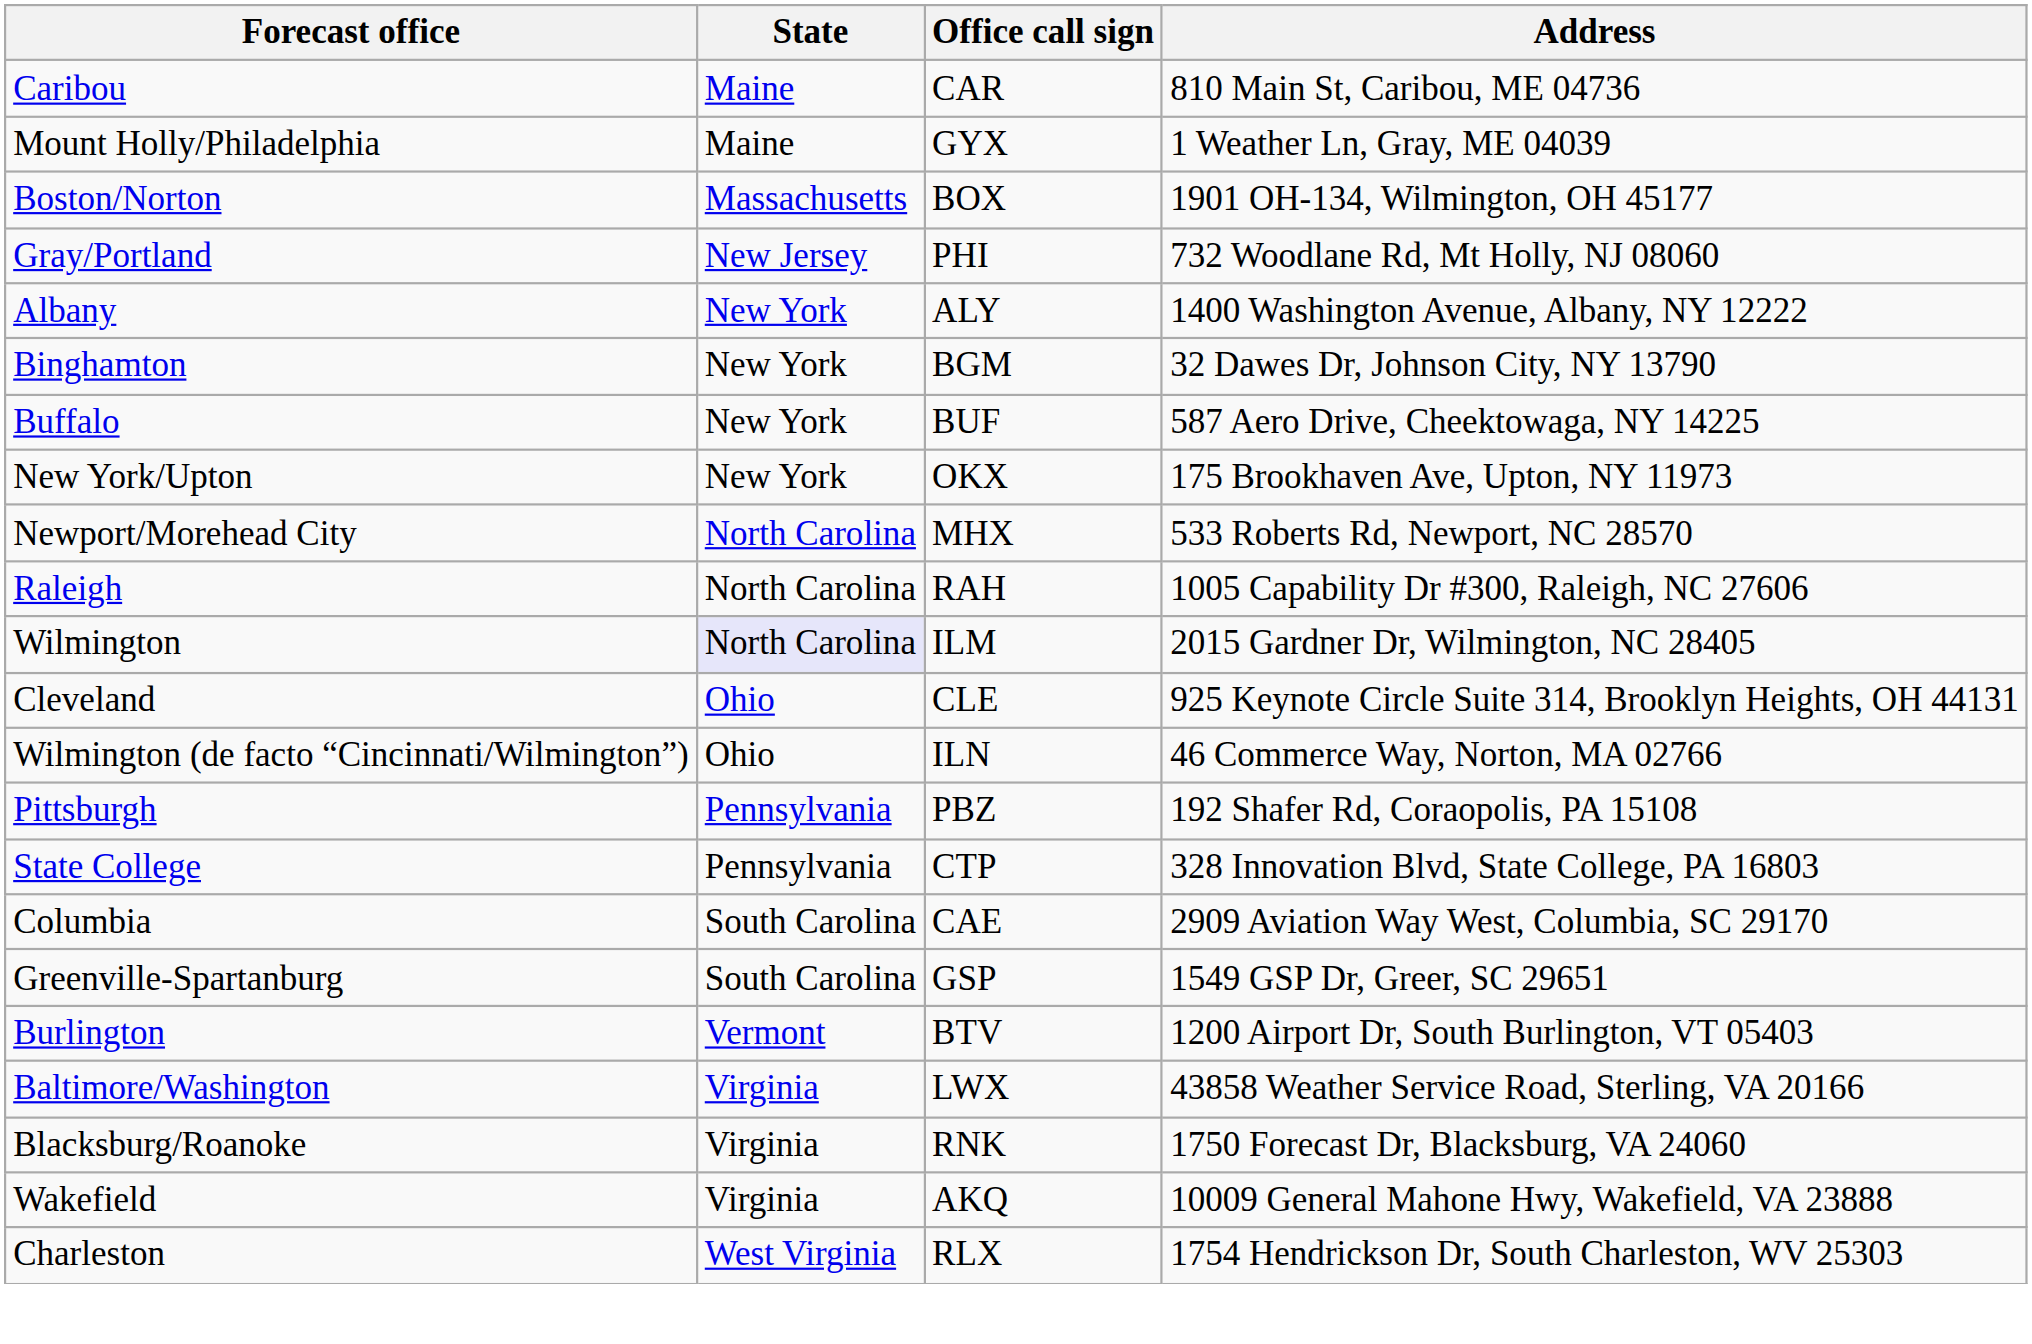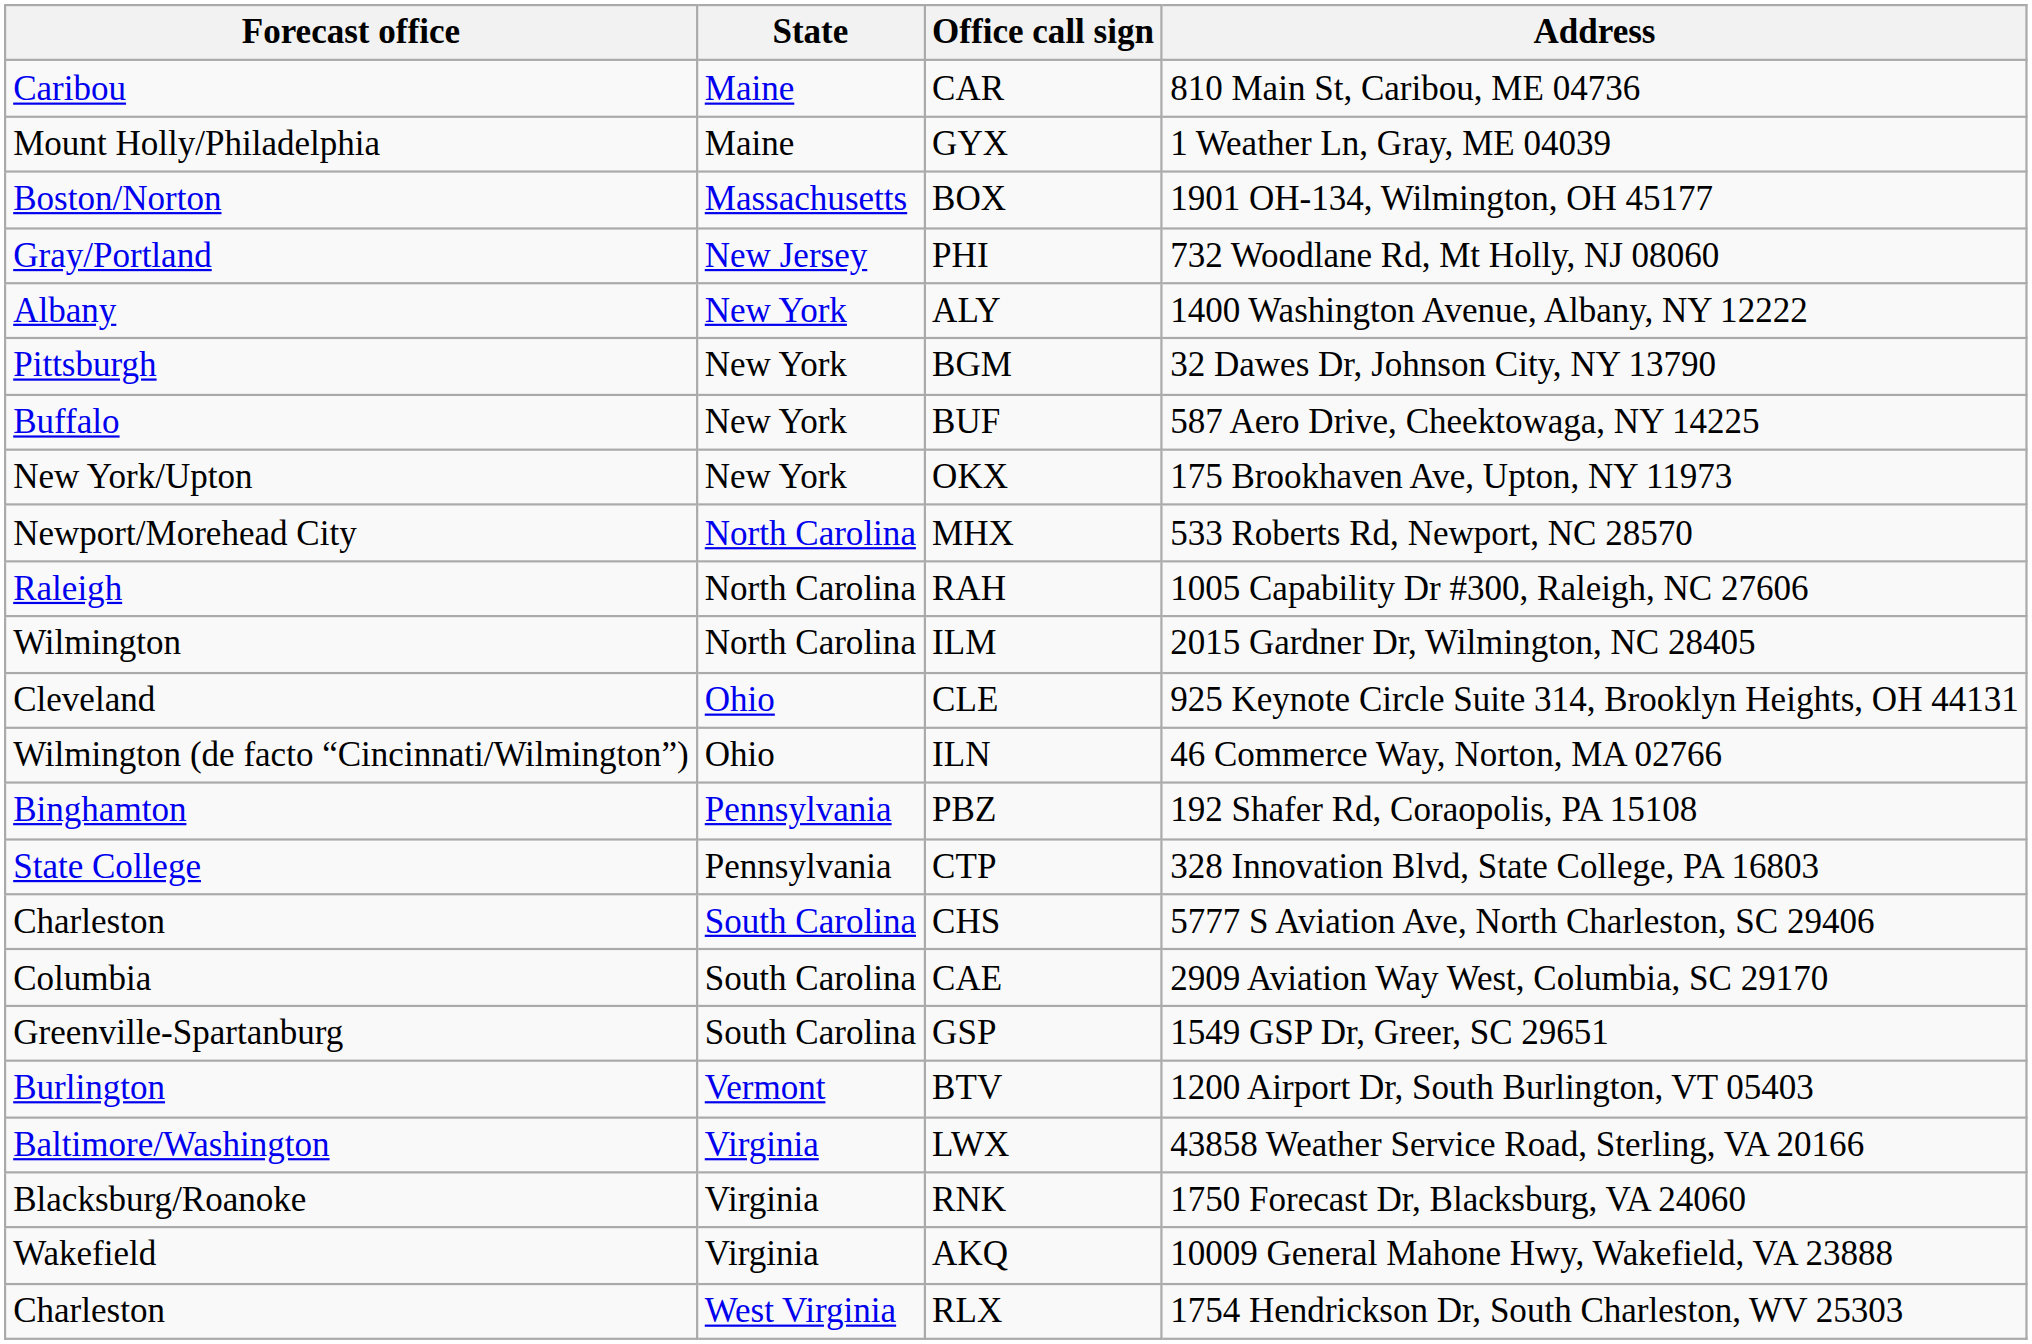(100, 365) Binghamton -> (85, 365) Pittsburgh
(810, 643) lavender background -> (810, 643) no background
(85, 810) Pittsburgh -> (100, 810) Binghamton
+ row: (966, 921)
